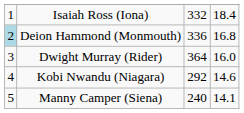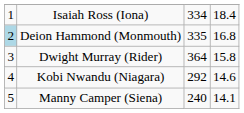(197, 14) 332 -> (197, 14) 334
(197, 35) 336 -> (197, 35) 335
(224, 56) 16.0 -> (224, 56) 15.8
